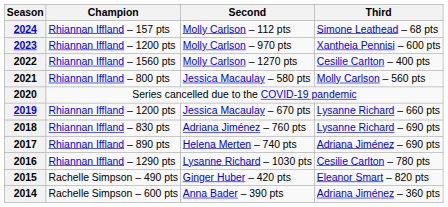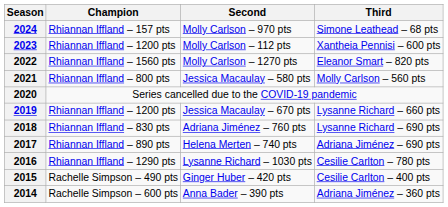(237, 29) Molly Carlson – 112 pts -> (237, 29) Molly Carlson – 970 pts
(237, 45) Molly Carlson – 970 pts -> (237, 45) Molly Carlson – 112 pts
(373, 62) Cesilie Carlton – 400 pts -> (373, 62) Eleanor Smart – 820 pts
(373, 177) Eleanor Smart – 820 pts -> (373, 177) Cesilie Carlton – 400 pts
